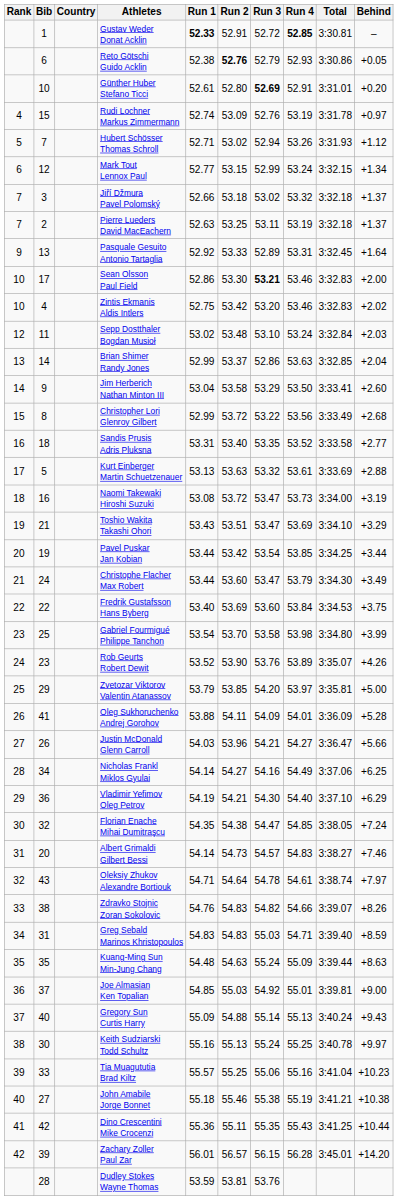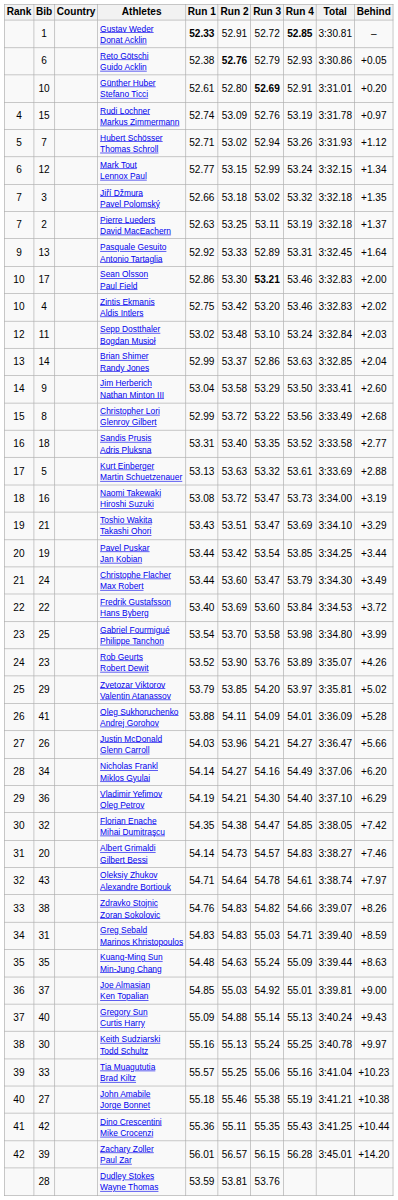(374, 198) +1.37 -> (374, 198) +1.35
(374, 608) +3.75 -> (374, 608) +3.72
(374, 689) +5.00 -> (374, 689) +5.02
(374, 771) +6.25 -> (374, 771) +6.20
(374, 826) +7.24 -> (374, 826) +7.42
